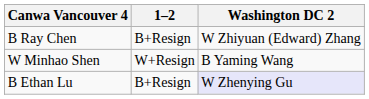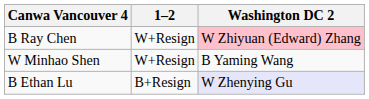(163, 37) B+Resign -> (165, 37) W+Resign
(281, 37) no background -> (281, 37) pink background
